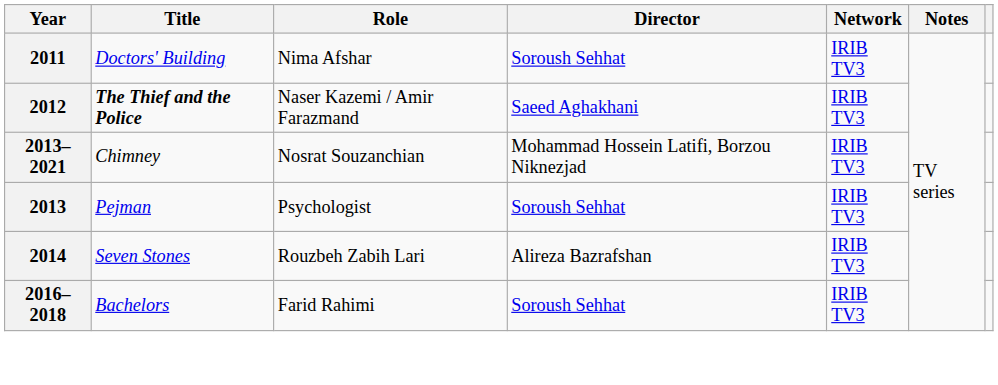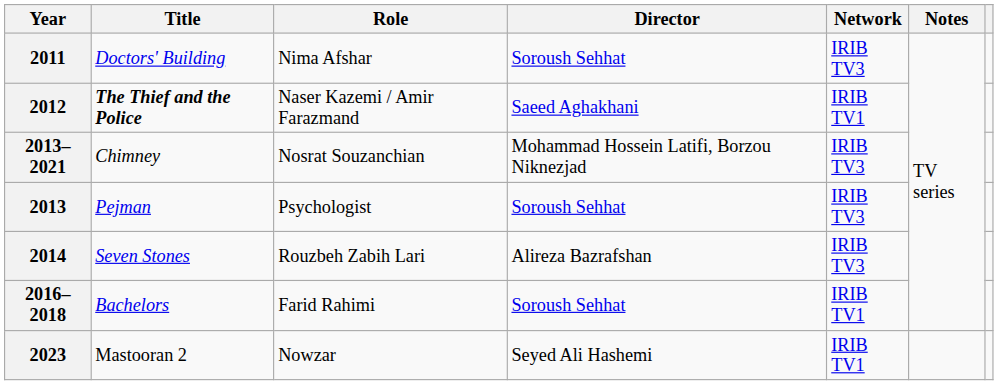(849, 107) IRIB TV3 -> (849, 107) IRIB TV1
(849, 305) IRIB TV3 -> (849, 305) IRIB TV1
+ row: (48, 354)
